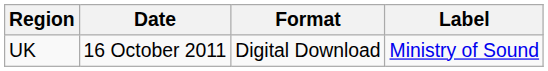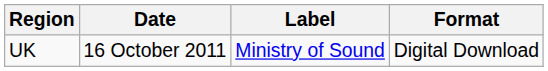columns swapped: (464, 19) <-> (308, 19)
